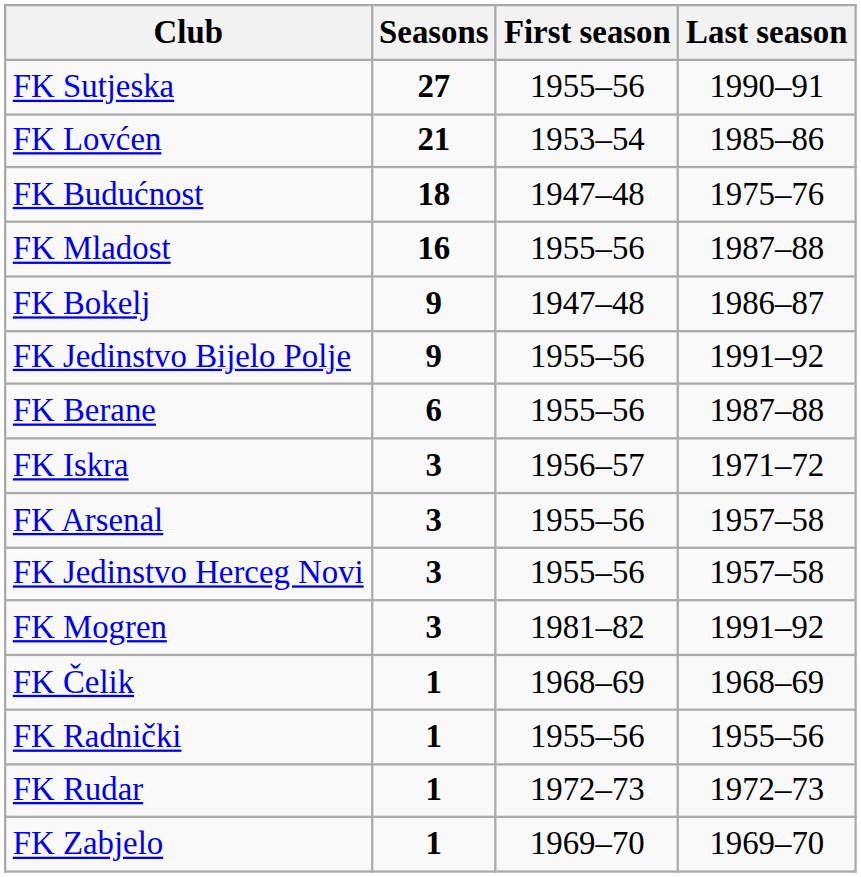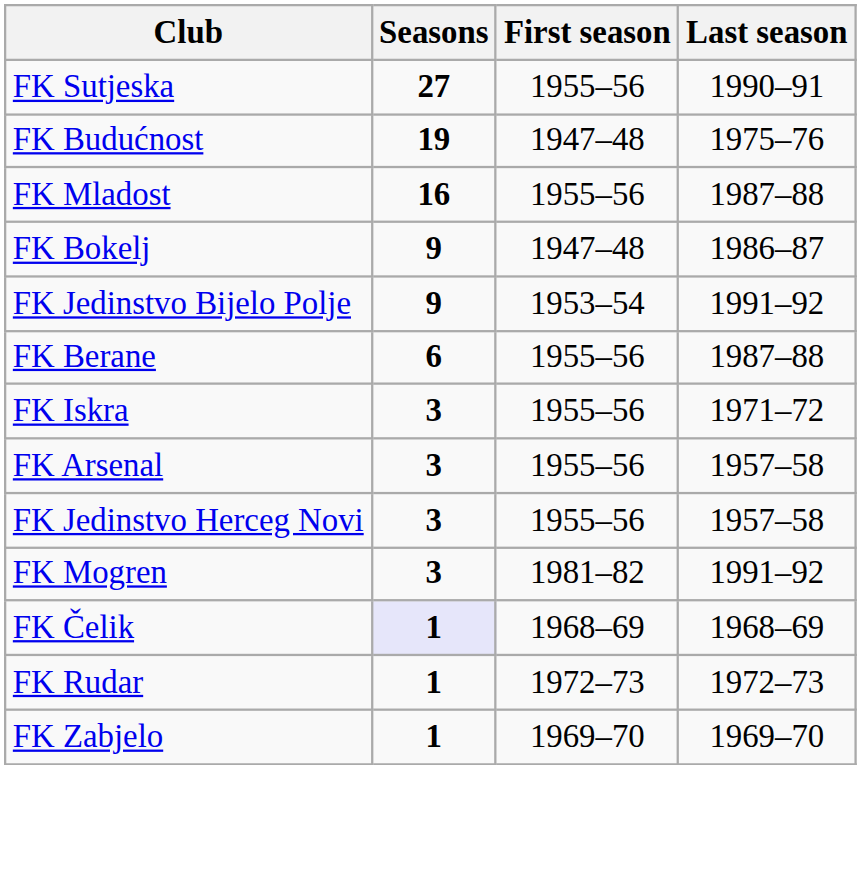- row: (87, 140)
(434, 194) 18 -> (434, 140) 19
(587, 356) 1955–56 -> (587, 302) 1953–54
(587, 465) 1956–57 -> (587, 411) 1955–56
(434, 681) no background -> (434, 627) lavender background
- row: (97, 735)
